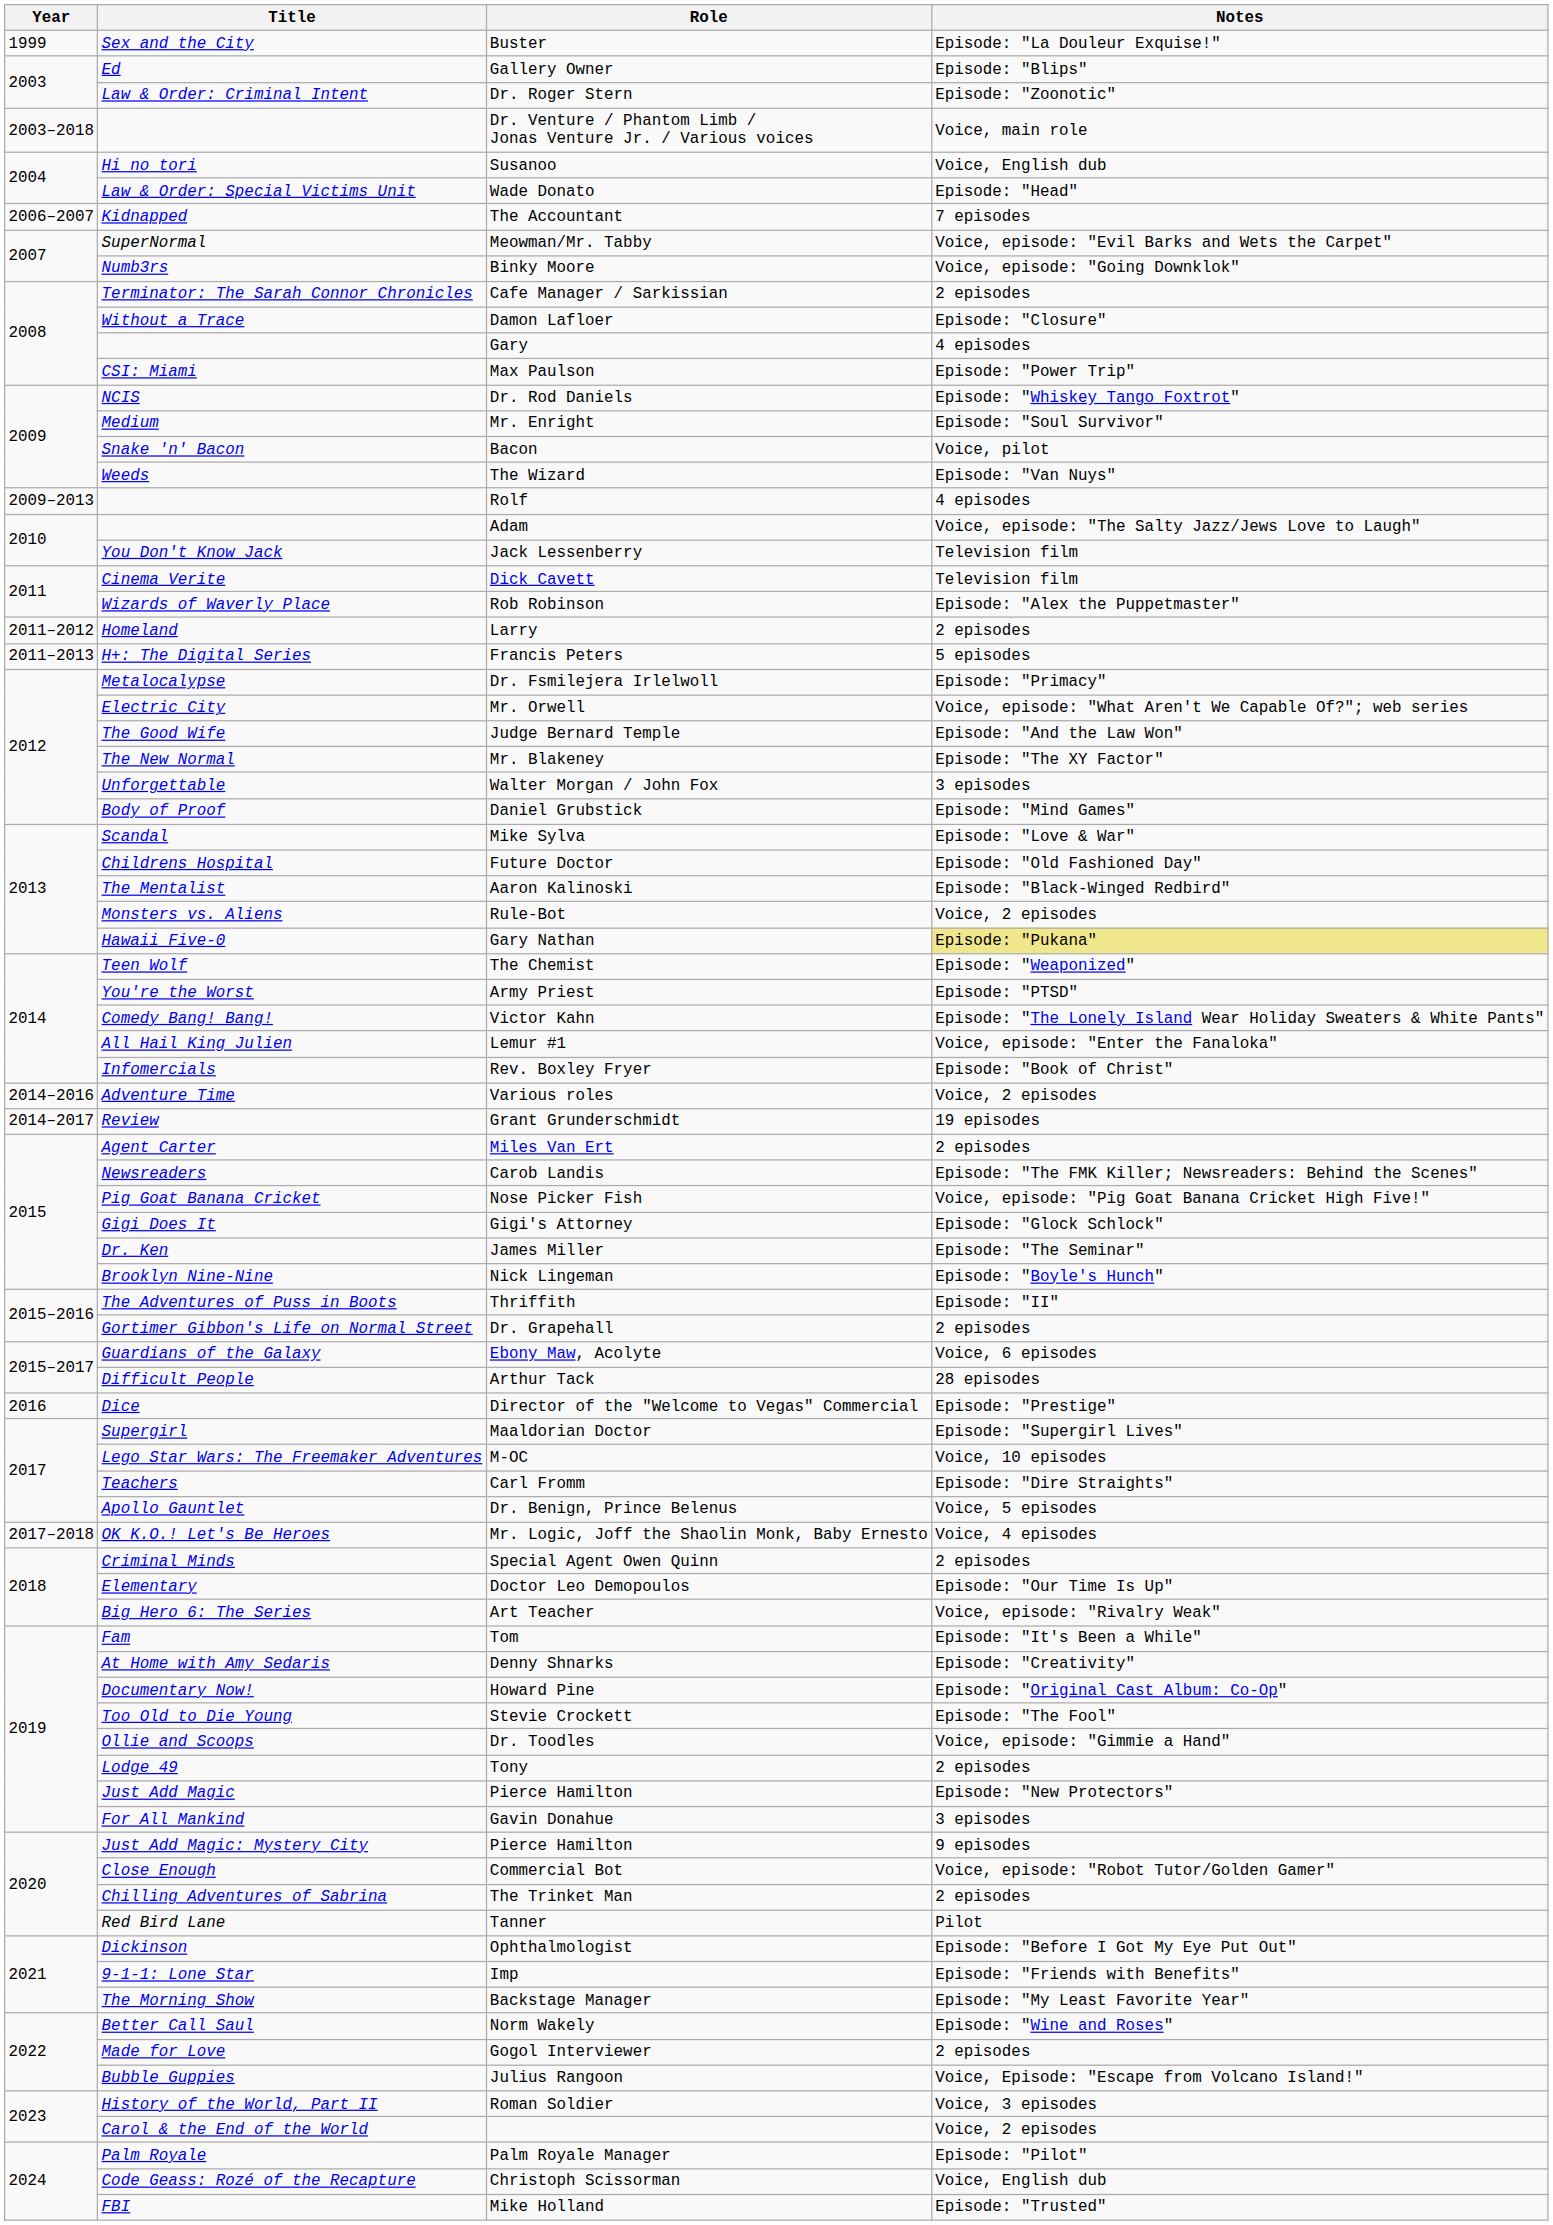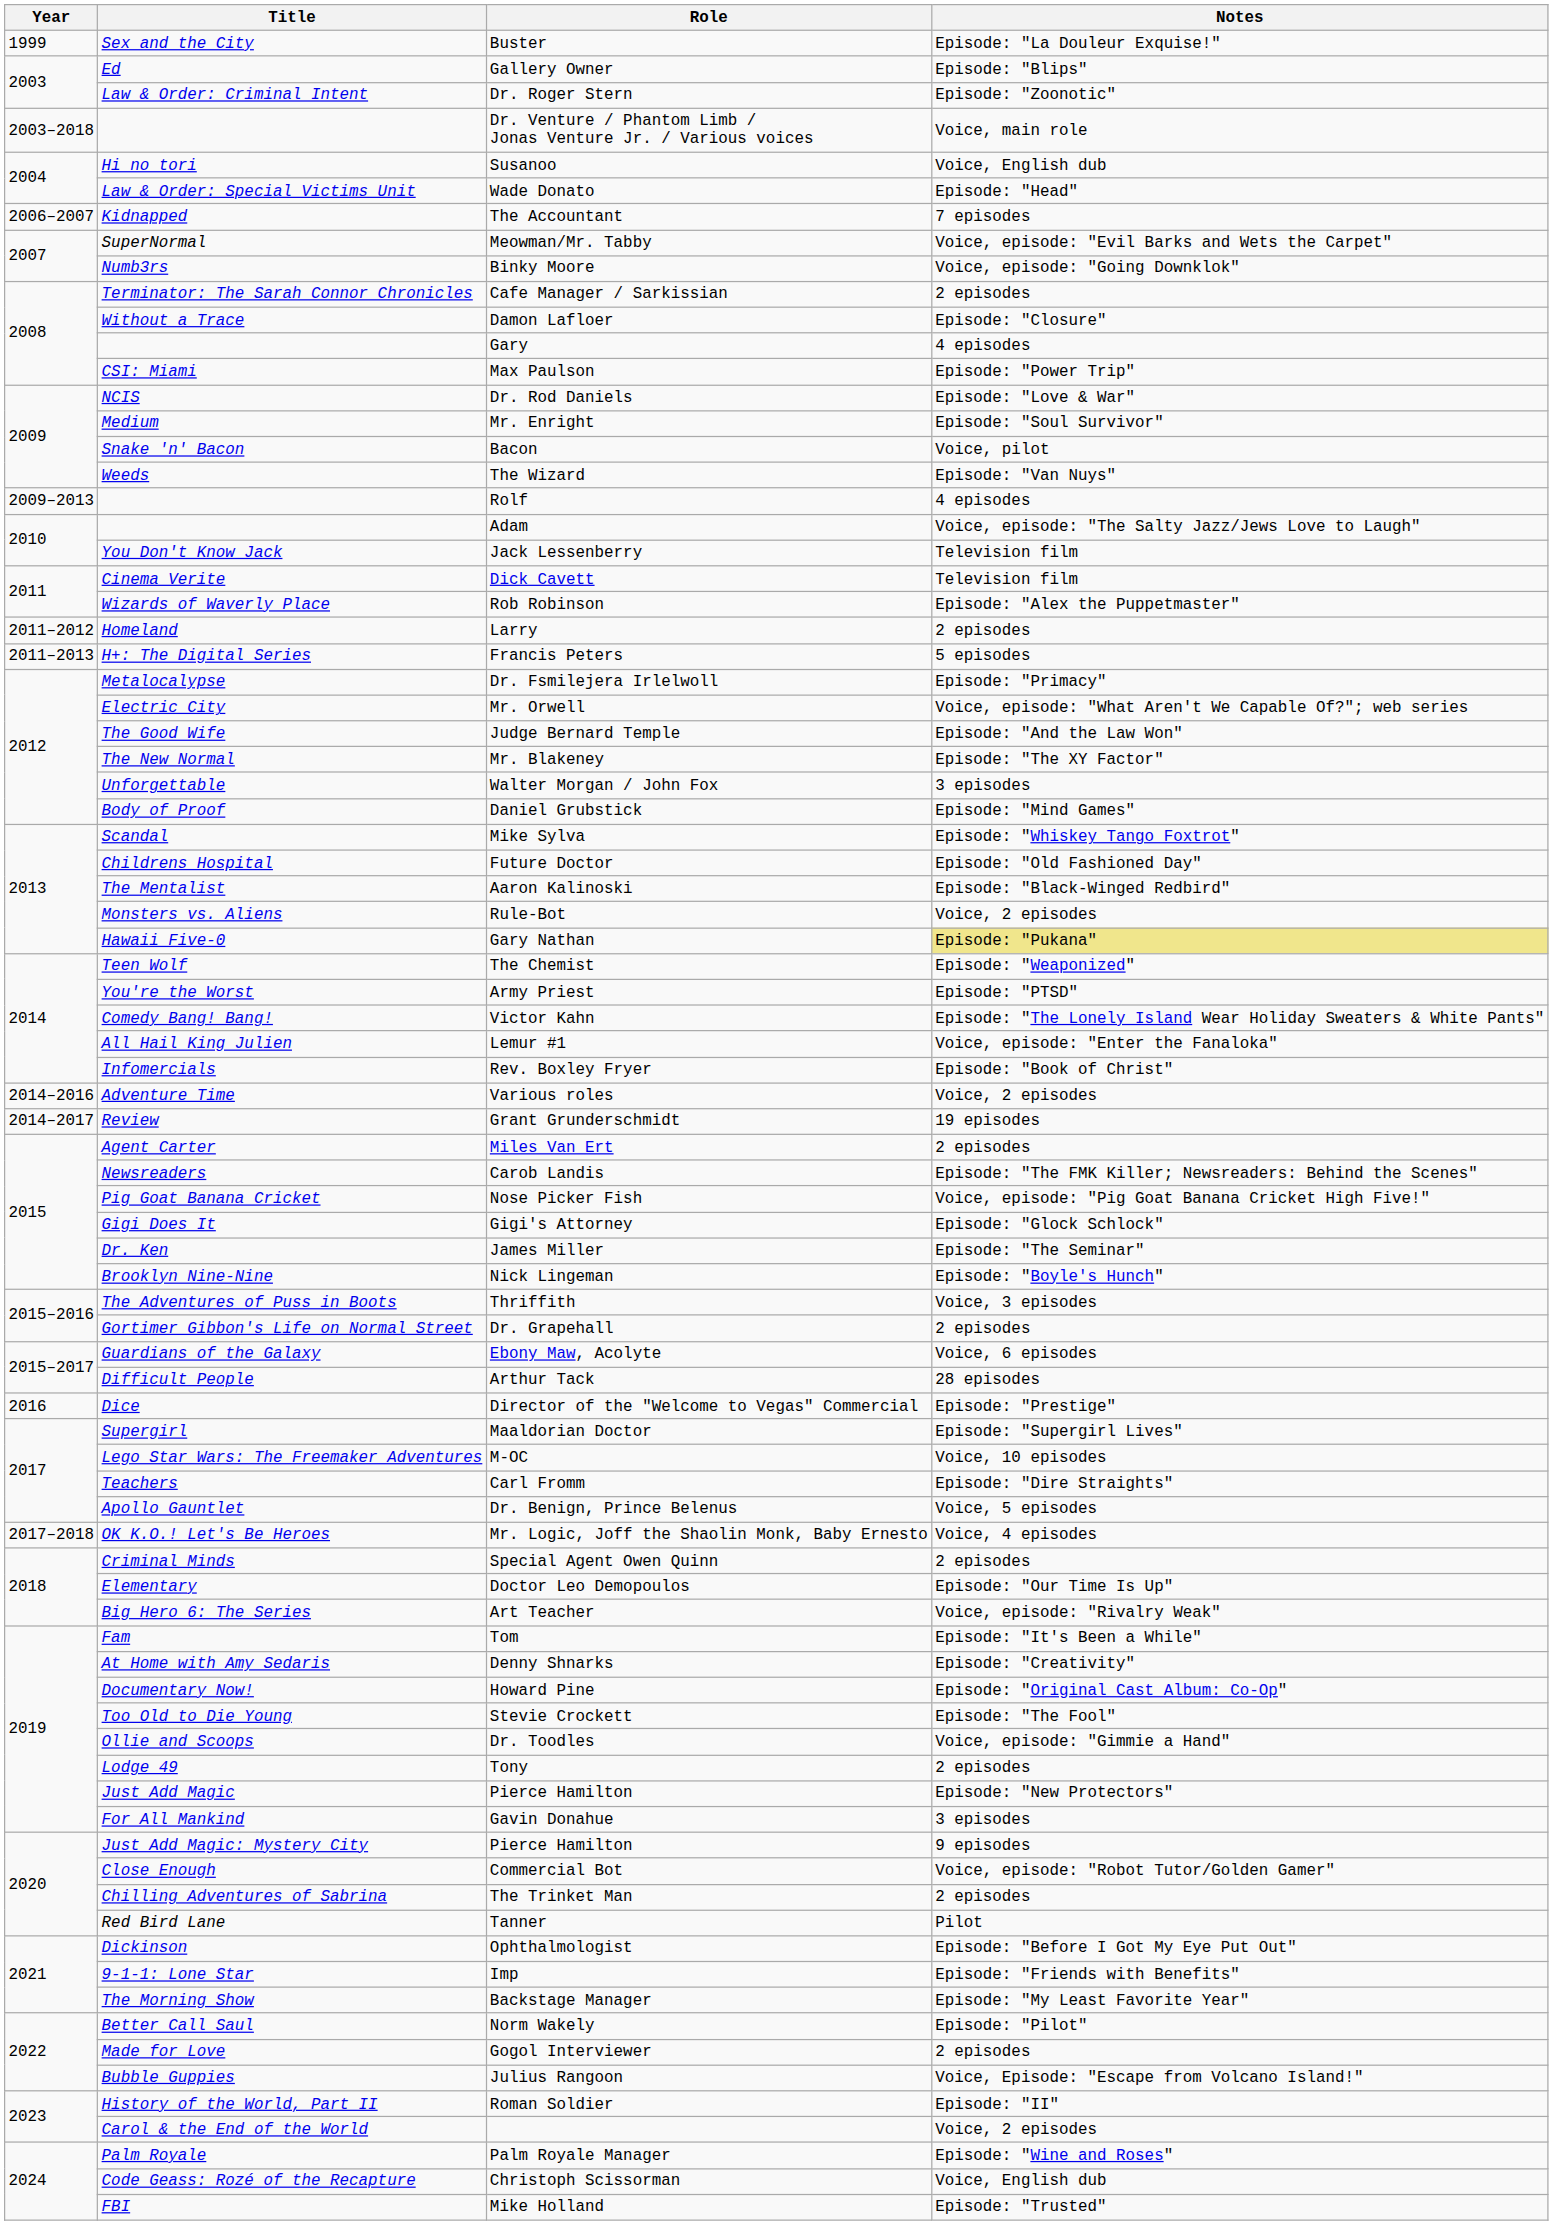(1088, 398) Episode: "Whiskey Tango Foxtrot" -> (1035, 398) Episode: "Love & War"
(1035, 837) Episode: "Love & War" -> (1088, 837) Episode: "Whiskey Tango Foxtrot"
(997, 1302) Episode: "II" -> (1016, 1302) Voice, 3 episodes
(1054, 2026) Episode: "Wine and Roses" -> (1011, 2026) Episode: "Pilot"
(1016, 2104) Voice, 3 episodes -> (997, 2104) Episode: "II"
(1011, 2155) Episode: "Pilot" -> (1054, 2155) Episode: "Wine and Roses"
